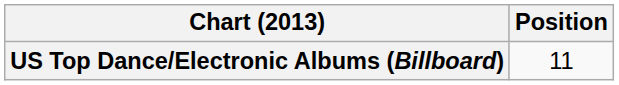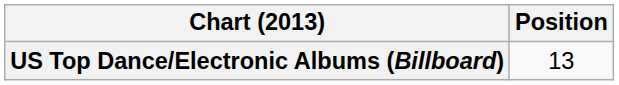(561, 60) 11 -> (561, 60) 13
